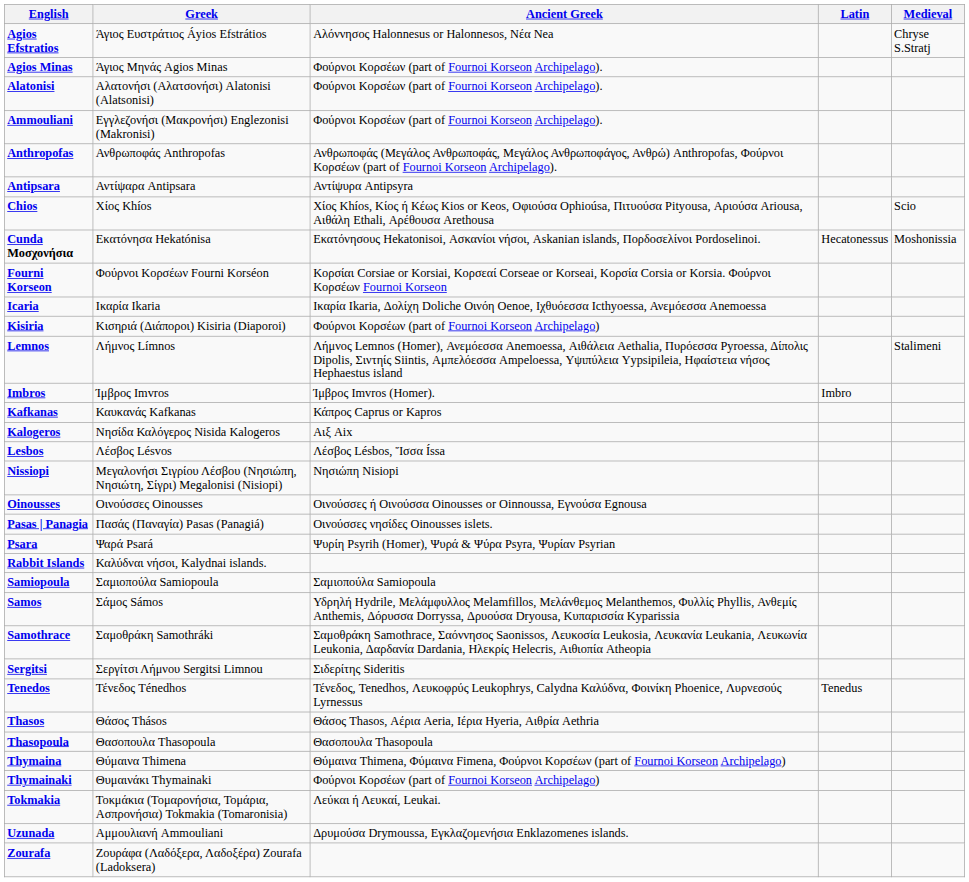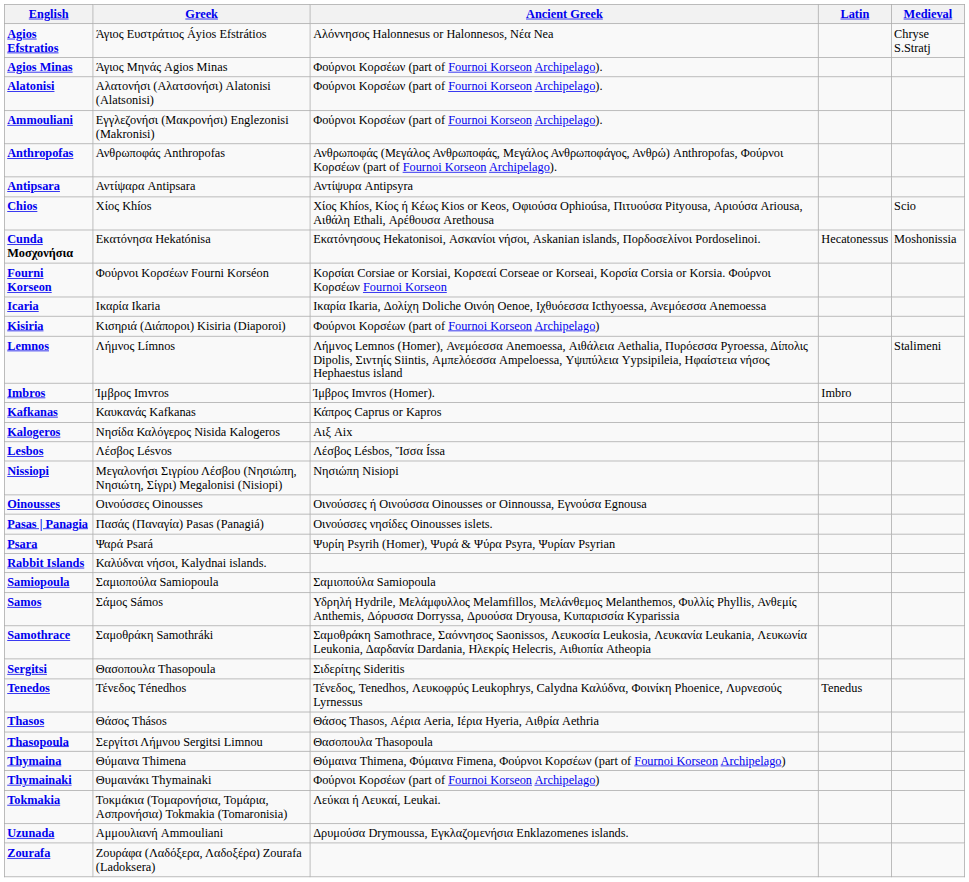(179, 669) Σεργίτσι Λήμνου Sergitsi Limnou -> (156, 669) Θασοπουλα Thasopoula
(156, 741) Θασοπουλα Thasopoula -> (179, 741) Σεργίτσι Λήμνου Sergitsi Limnou
